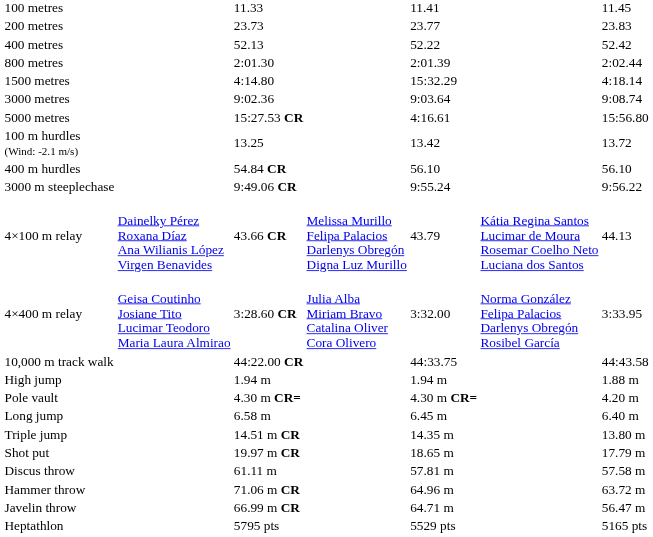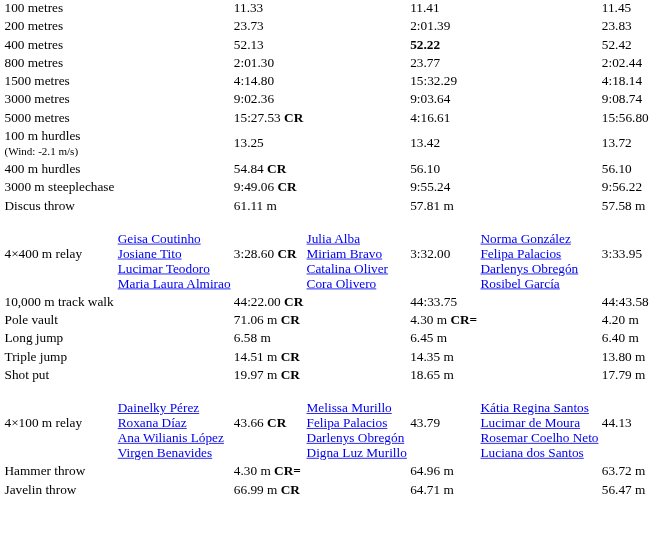(425, 26) 23.77 -> (430, 26) 2:01.39
(425, 44) normal -> (425, 44) bold
(430, 62) 2:01.39 -> (425, 62) 23.77
rows swapped: (43, 235) <-> (40, 471)
- row: (33, 379)
(267, 398) 4.30 m CR= -> (267, 320) 71.06 m CR
(267, 489) 71.06 m CR -> (267, 471) 4.30 m CR=
- row: (34, 525)
